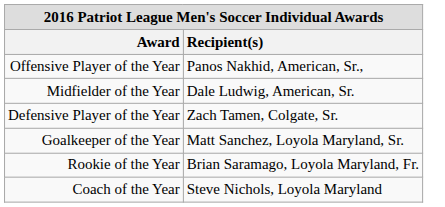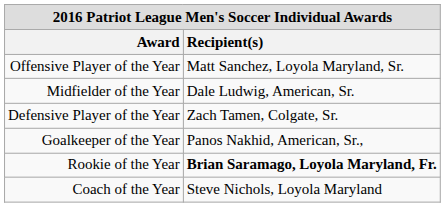(275, 66) Panos Nakhid, American, Sr., -> (295, 66) Matt Sanchez, Loyola Maryland, Sr.
(295, 140) Matt Sanchez, Loyola Maryland, Sr. -> (275, 140) Panos Nakhid, American, Sr.,
(303, 165) normal -> (312, 165) bold
